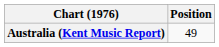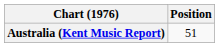(191, 33) 49 -> (191, 33) 51
